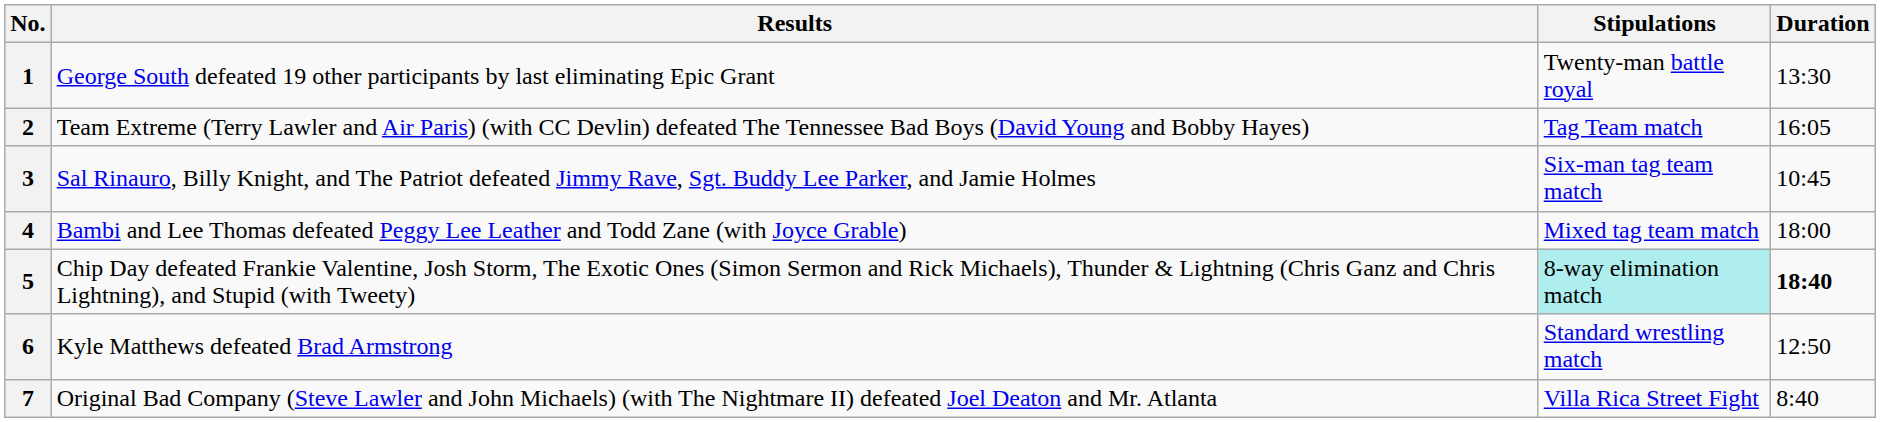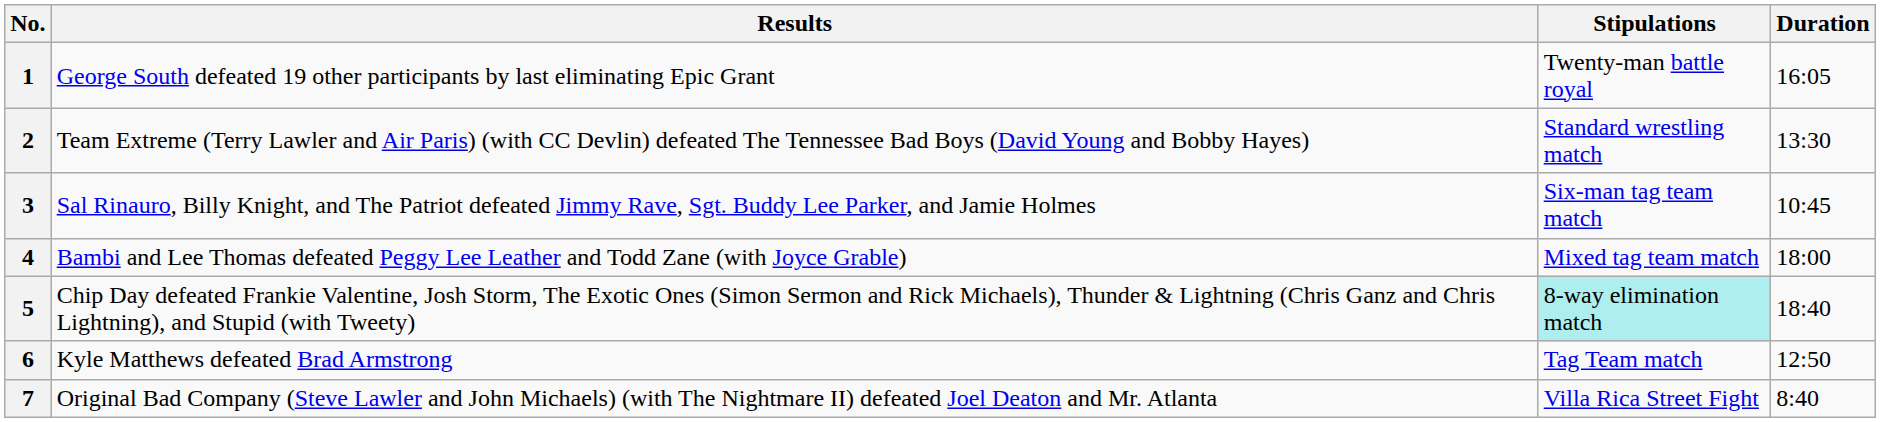(1804, 75) 13:30 -> (1804, 75) 16:05
(1623, 126) Tag Team match -> (1634, 140) Standard wrestling match
(1804, 126) 16:05 -> (1804, 140) 13:30
(1804, 281) bold -> (1804, 308) normal
(1634, 346) Standard wrestling match -> (1623, 359) Tag Team match
